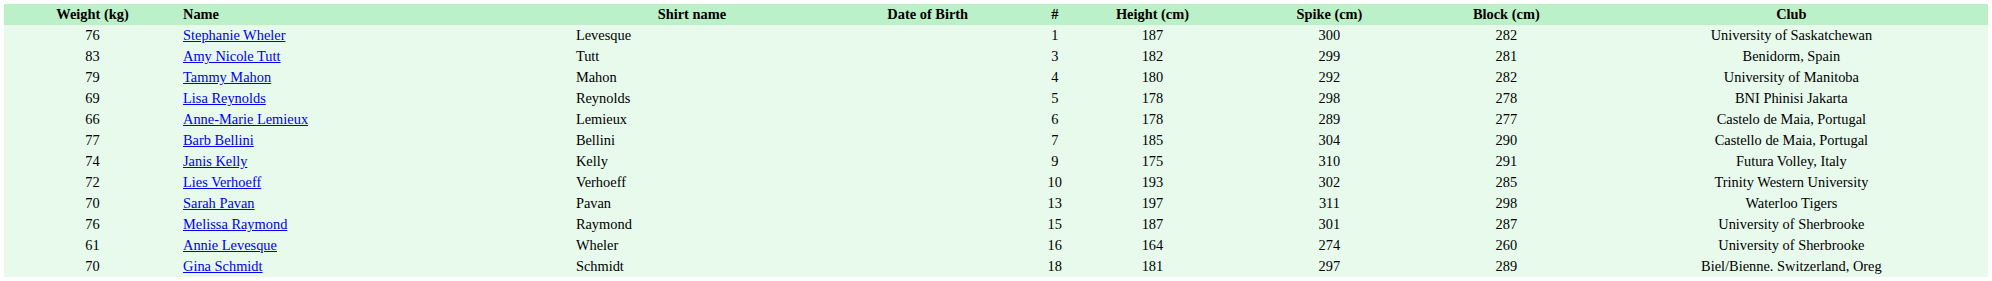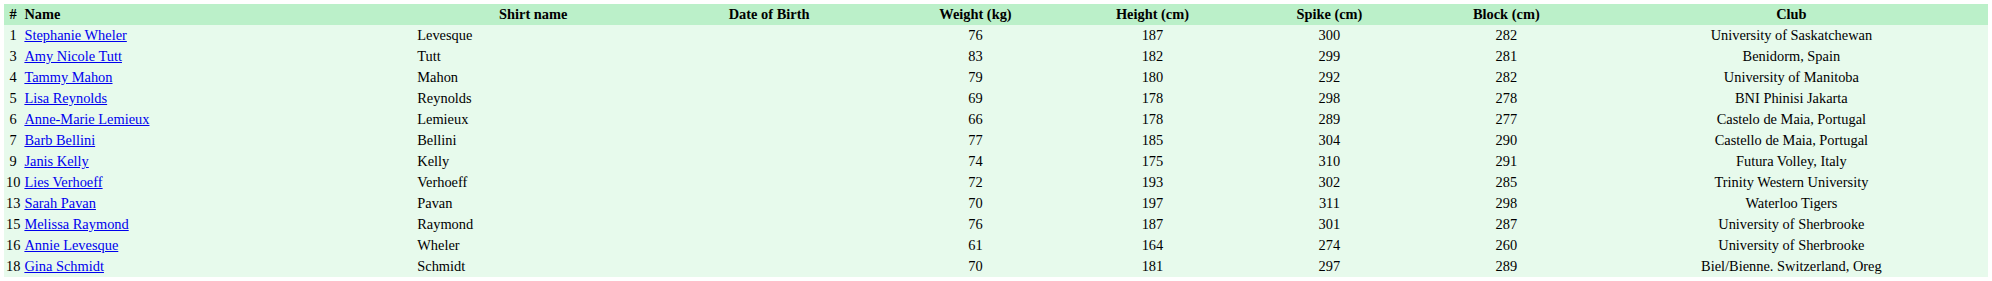columns swapped: (1055, 14) <-> (93, 14)
